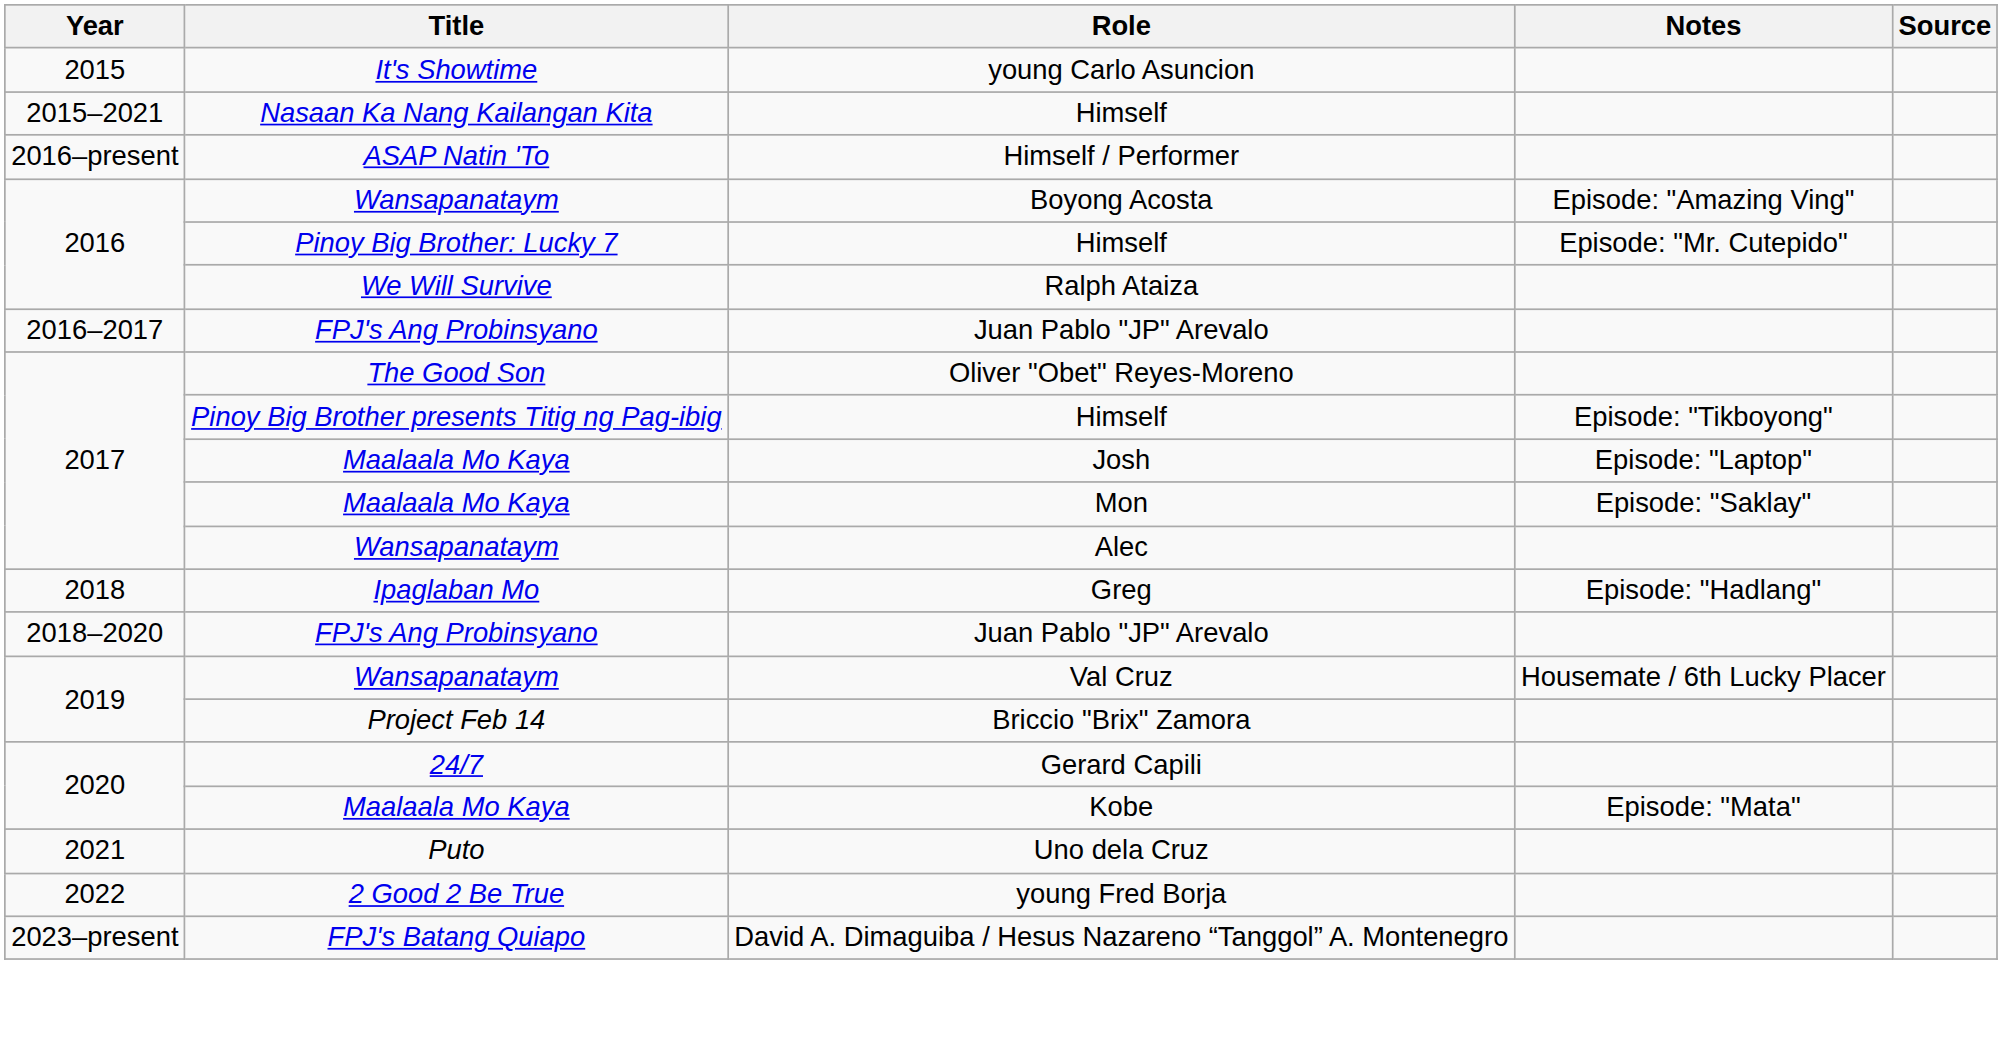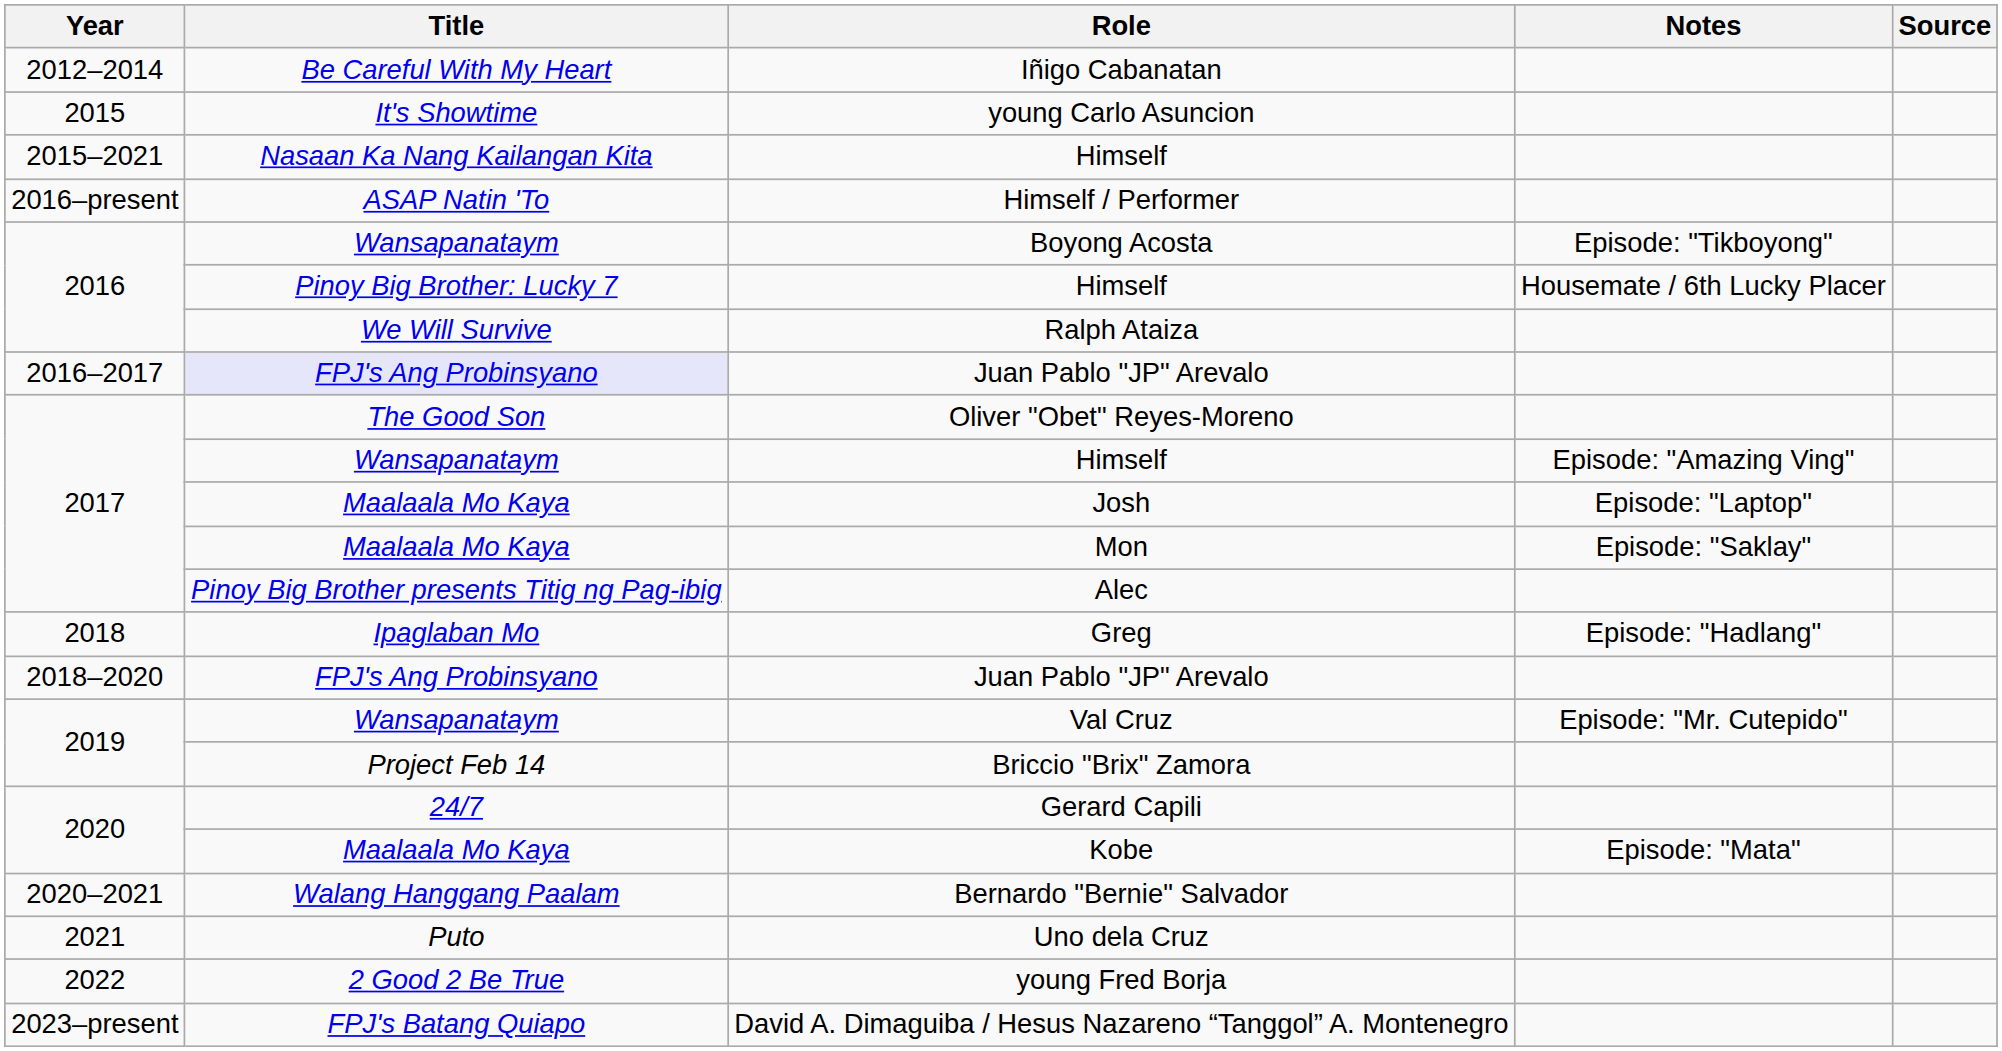+ row: (95, 69)
(1703, 199) Episode: "Amazing Ving" -> (1703, 243) Episode: "Tikboyong"
(1703, 243) Episode: "Mr. Cutepido" -> (1703, 286) Housemate / 6th Lucky Placer
(456, 329) no background -> (456, 373) lavender background
(456, 416) Pinoy Big Brother presents Titig ng Pag-ibig -> (456, 460) Wansapanataym
(1703, 416) Episode: "Tikboyong" -> (1703, 460) Episode: "Amazing Ving"
(456, 546) Wansapanataym -> (456, 590) Pinoy Big Brother presents Titig ng Pag-ibig
(1703, 677) Housemate / 6th Lucky Placer -> (1703, 720) Episode: "Mr. Cutepido"
+ row: (95, 894)
